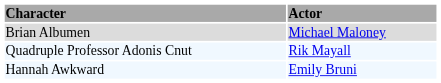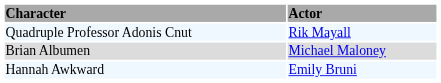rows swapped: (99, 51) <-> (48, 32)
